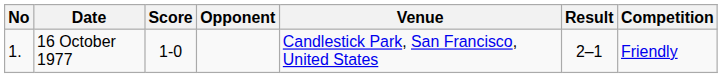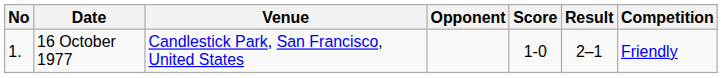columns swapped: (420, 17) <-> (171, 17)
